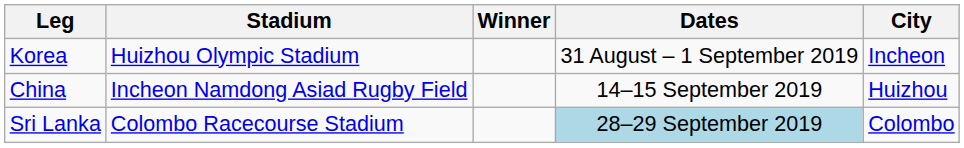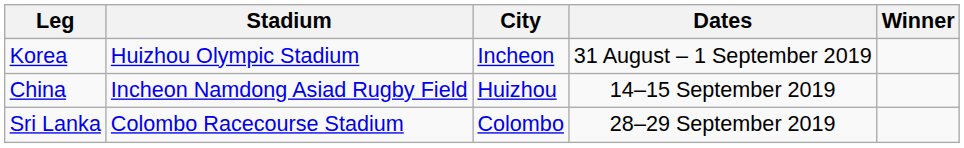columns swapped: (911, 21) <-> (514, 21)
(709, 124) lightblue background -> (723, 124) no background
